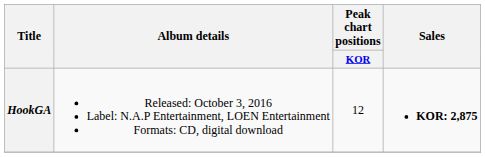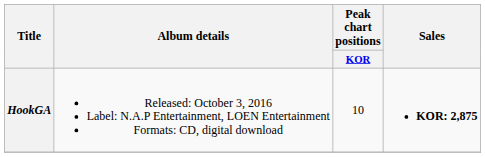(358, 110) 12 -> (358, 110) 10
